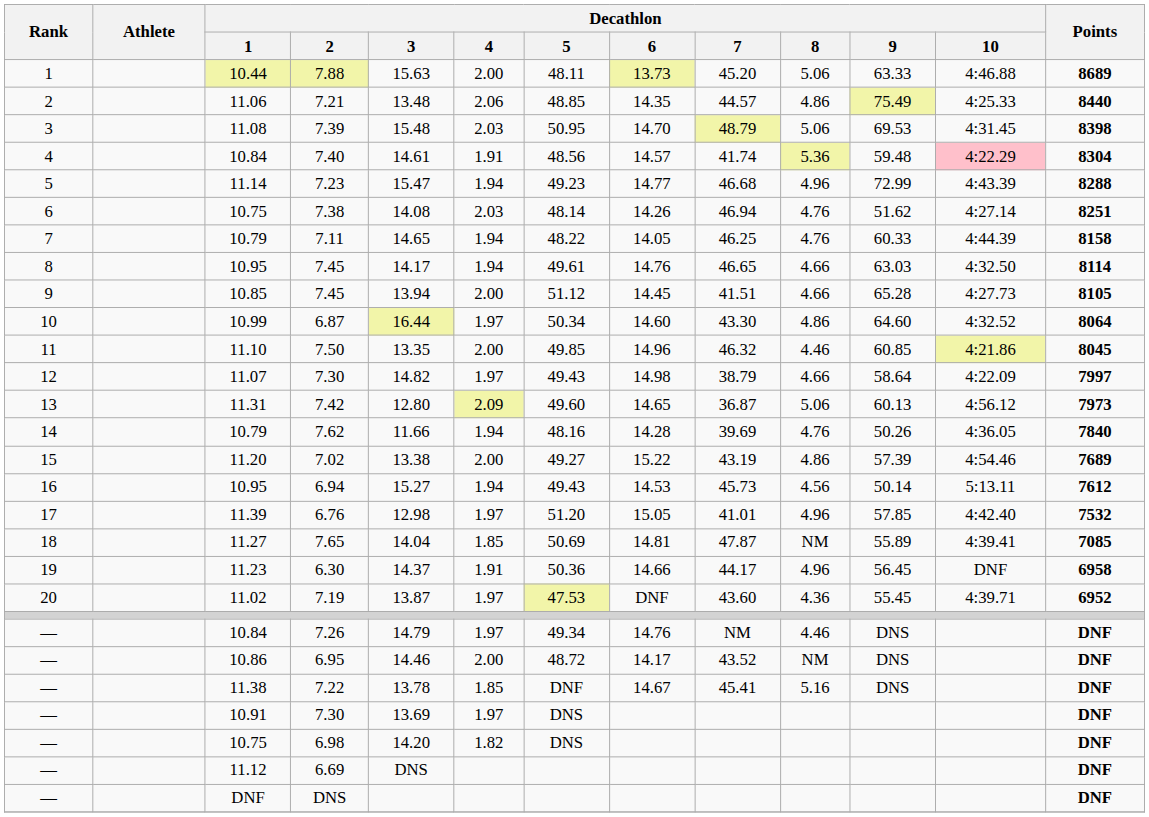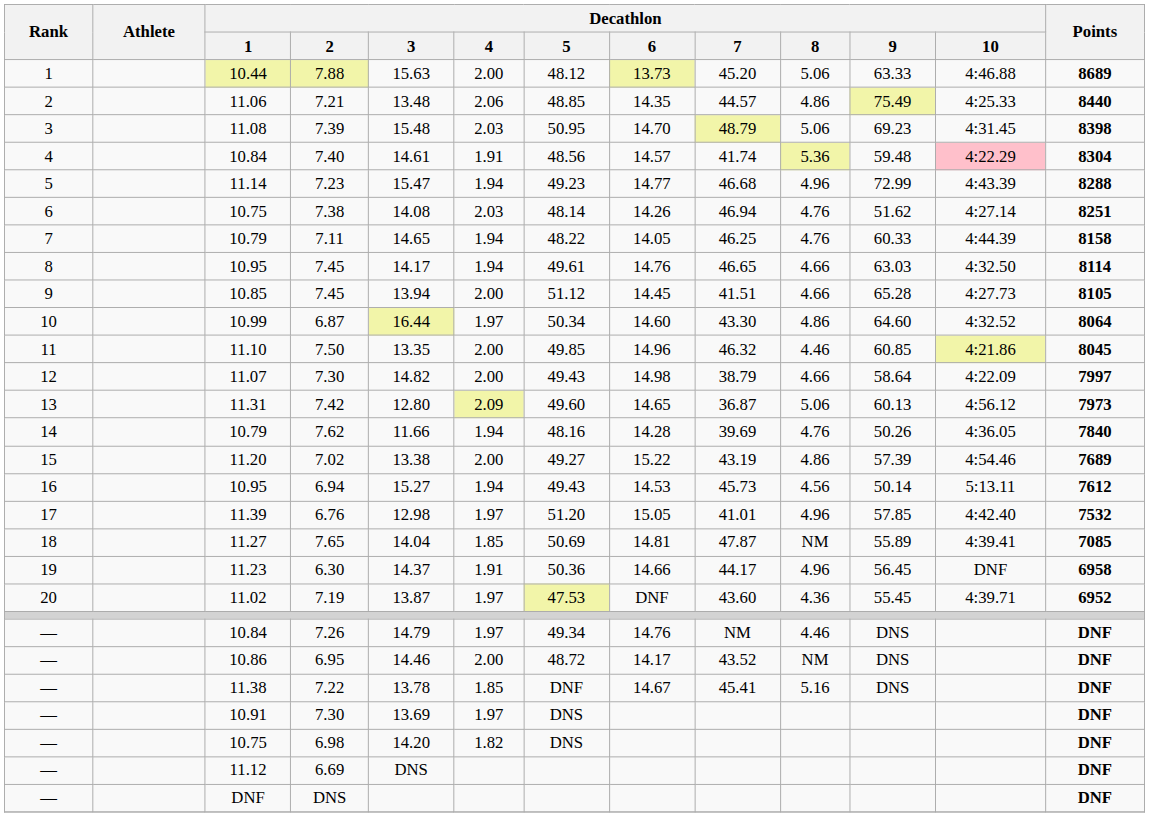(566, 73) 48.11 -> (566, 73) 48.12
(893, 128) 69.53 -> (893, 128) 69.23
(489, 376) 1.97 -> (489, 376) 2.00
